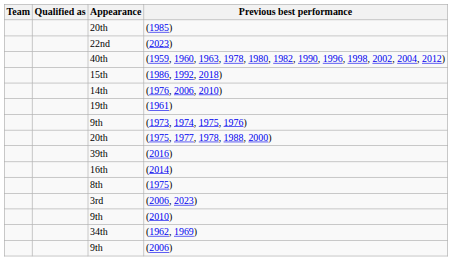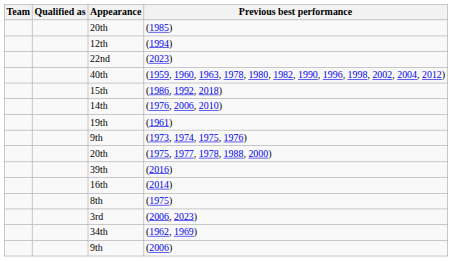+ row: (159, 43)
- row: (159, 216)
